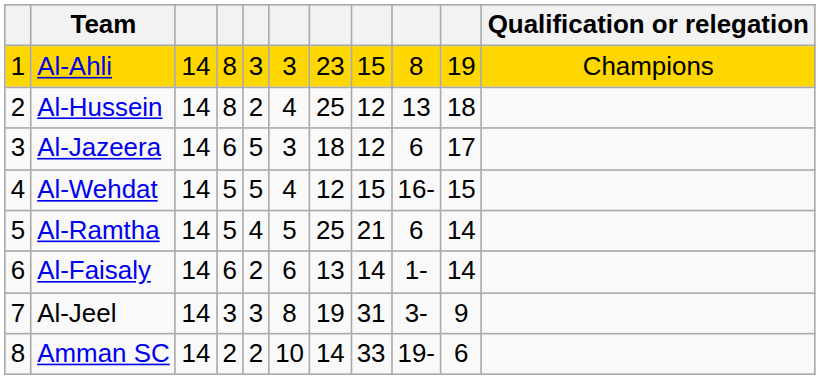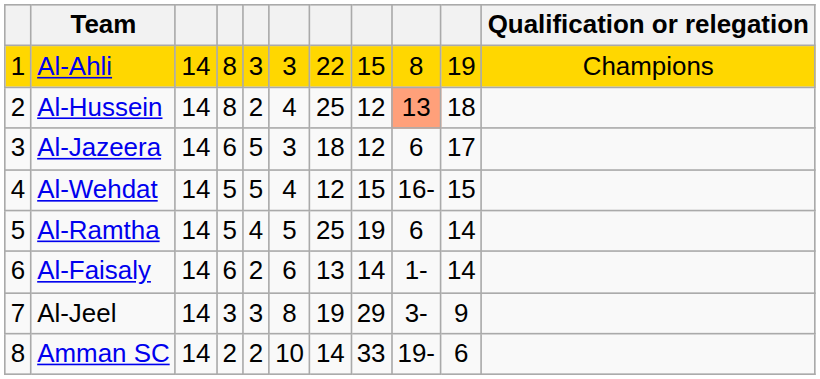(330, 66) 23 -> (330, 66) 22
(416, 107) no background -> (416, 107) lightsalmon background
(371, 230) 21 -> (371, 230) 19
(371, 312) 31 -> (371, 312) 29
